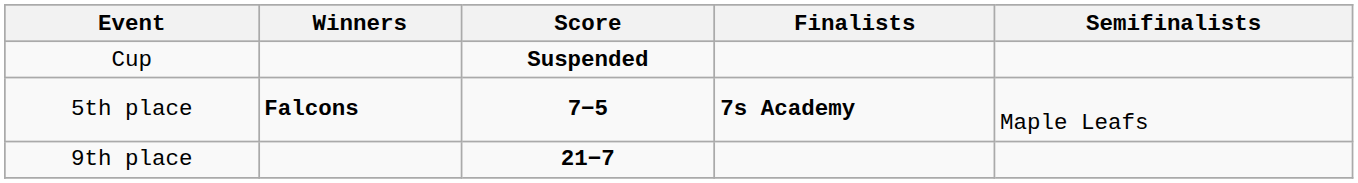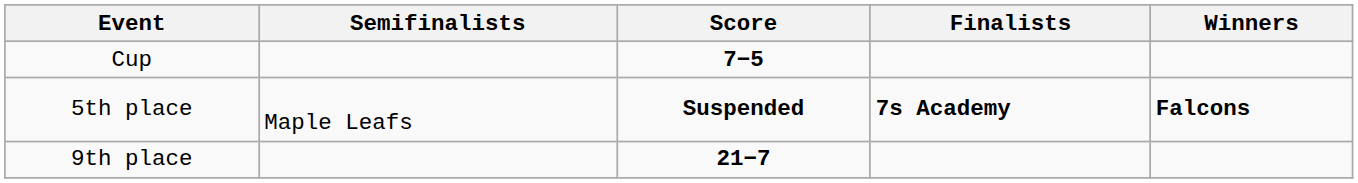columns swapped: (360, 23) <-> (1174, 23)
(588, 60) Suspended -> (743, 60) 7−5
(588, 109) 7−5 -> (743, 109) Suspended
